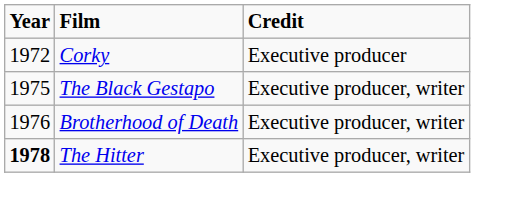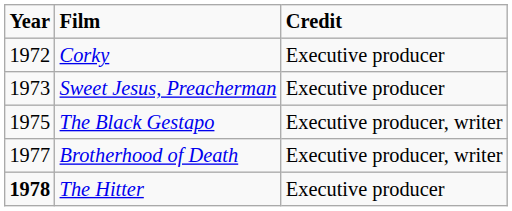+ row: (168, 88)
(30, 122) 1976 -> (30, 155) 1977
(356, 155) Executive producer, writer -> (365, 189) Executive producer
